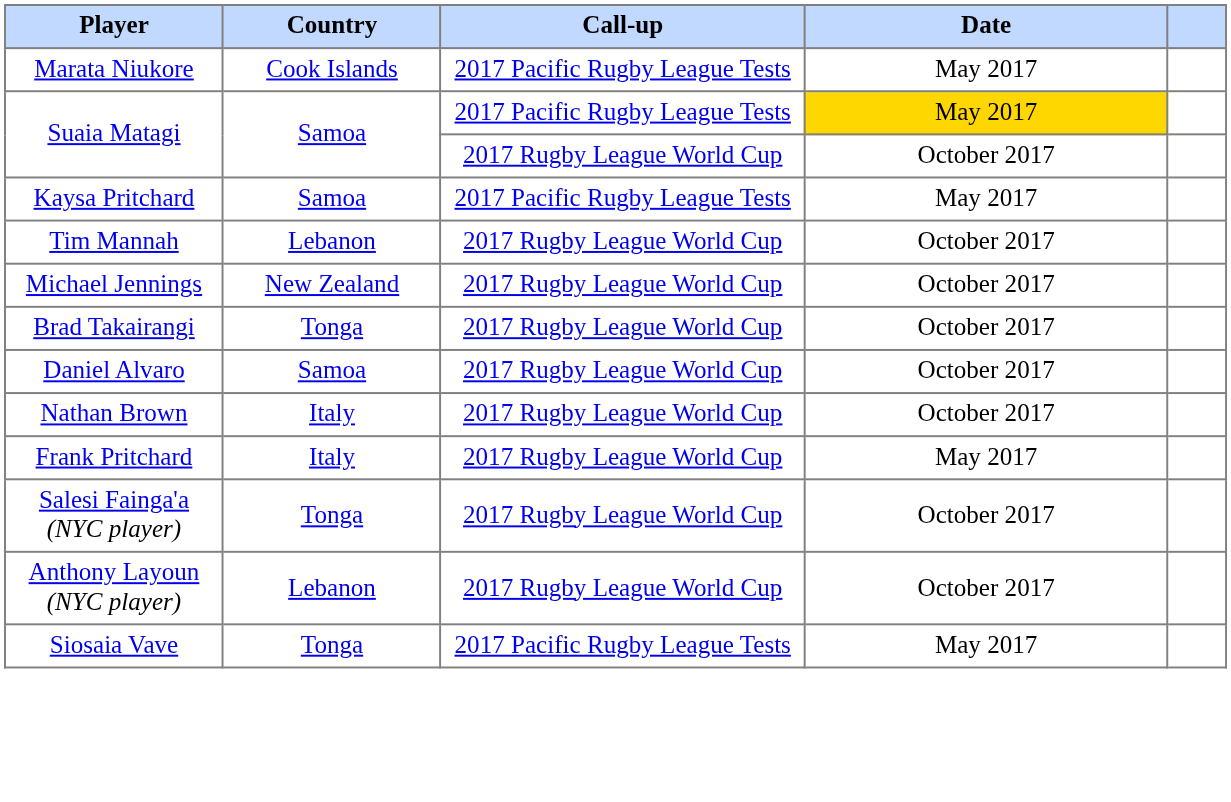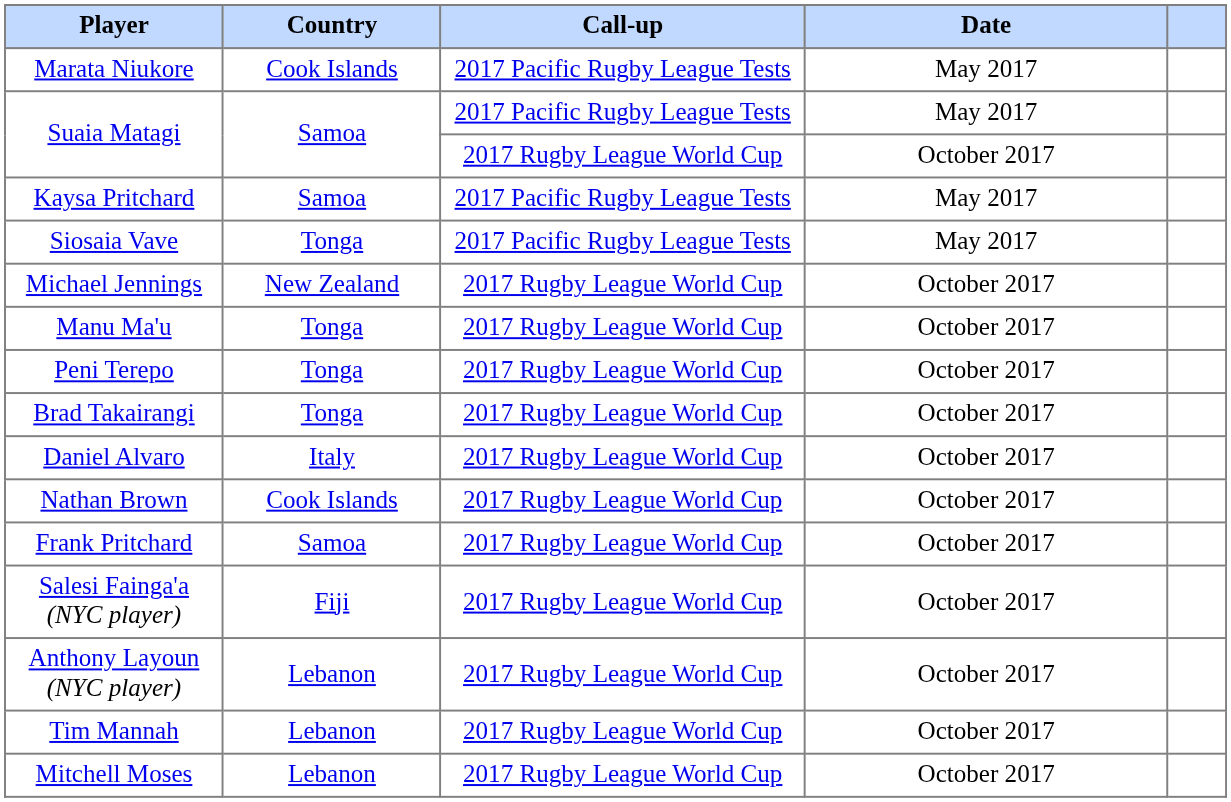(986, 112) gold background -> (986, 112) no background
rows swapped: (114, 645) <-> (114, 241)
+ row: (114, 327)
+ row: (114, 371)
(332, 371) Samoa -> (332, 457) Italy
(332, 414) Italy -> (332, 500) Cook Islands
(332, 457) Italy -> (332, 543) Samoa
(986, 457) May 2017 -> (986, 543) October 2017
(332, 515) Tonga -> (332, 601) Fiji
+ row: (114, 774)
